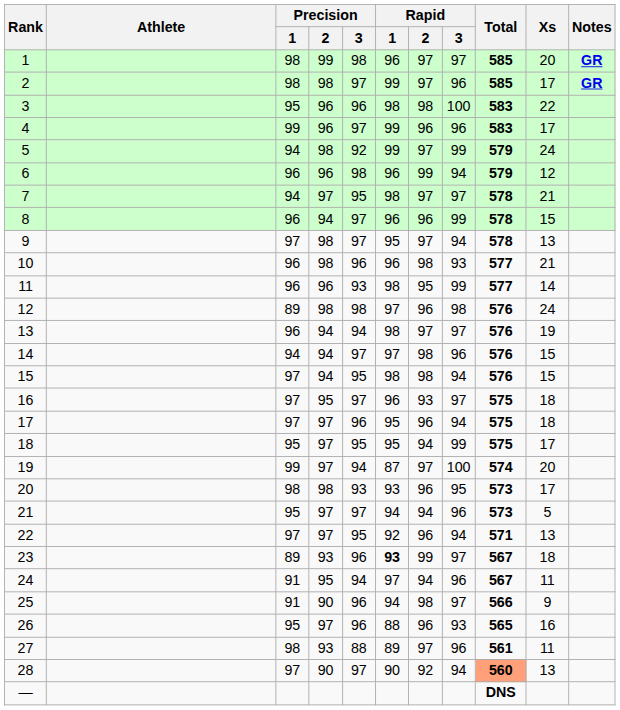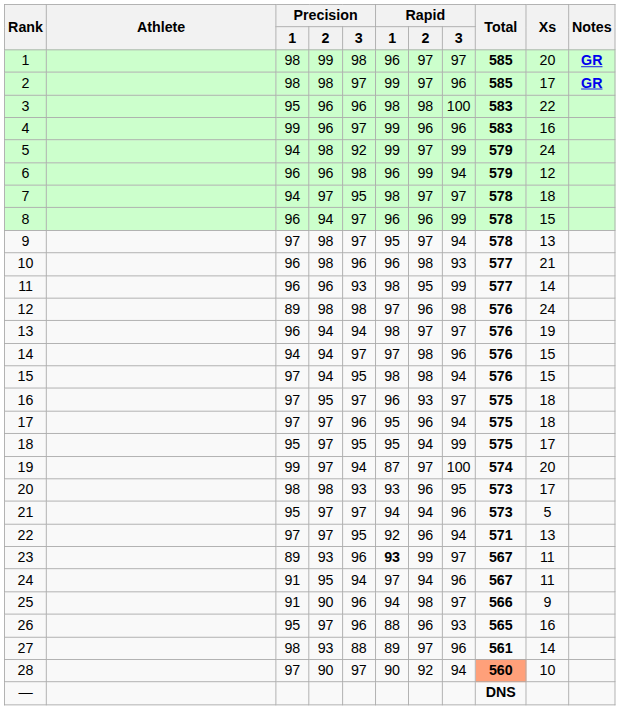(547, 128) 17 -> (547, 128) 16
(547, 196) 21 -> (547, 196) 18
(547, 557) 18 -> (547, 557) 11
(547, 648) 11 -> (547, 648) 14
(547, 670) 13 -> (547, 670) 10
